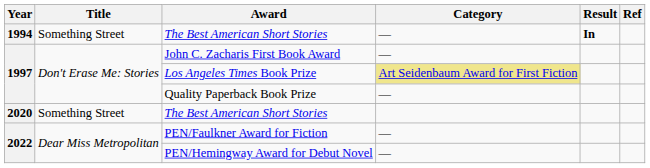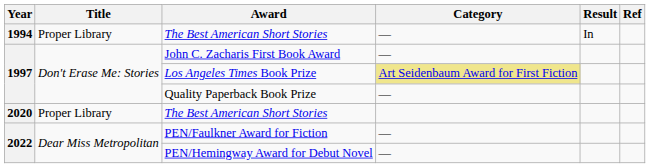(81, 34) Something Street -> (75, 34) Proper Library
(589, 34) bold -> (588, 34) normal
(81, 113) Something Street -> (75, 113) Proper Library
